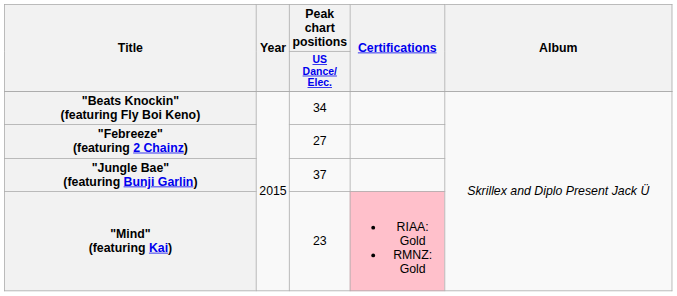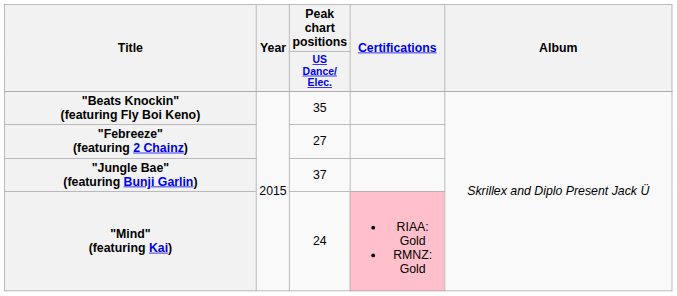(320, 108) 34 -> (320, 108) 35
(320, 241) 23 -> (320, 241) 24
